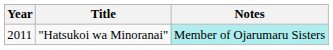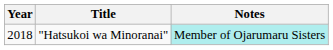(20, 34) 2011 -> (20, 34) 2018
